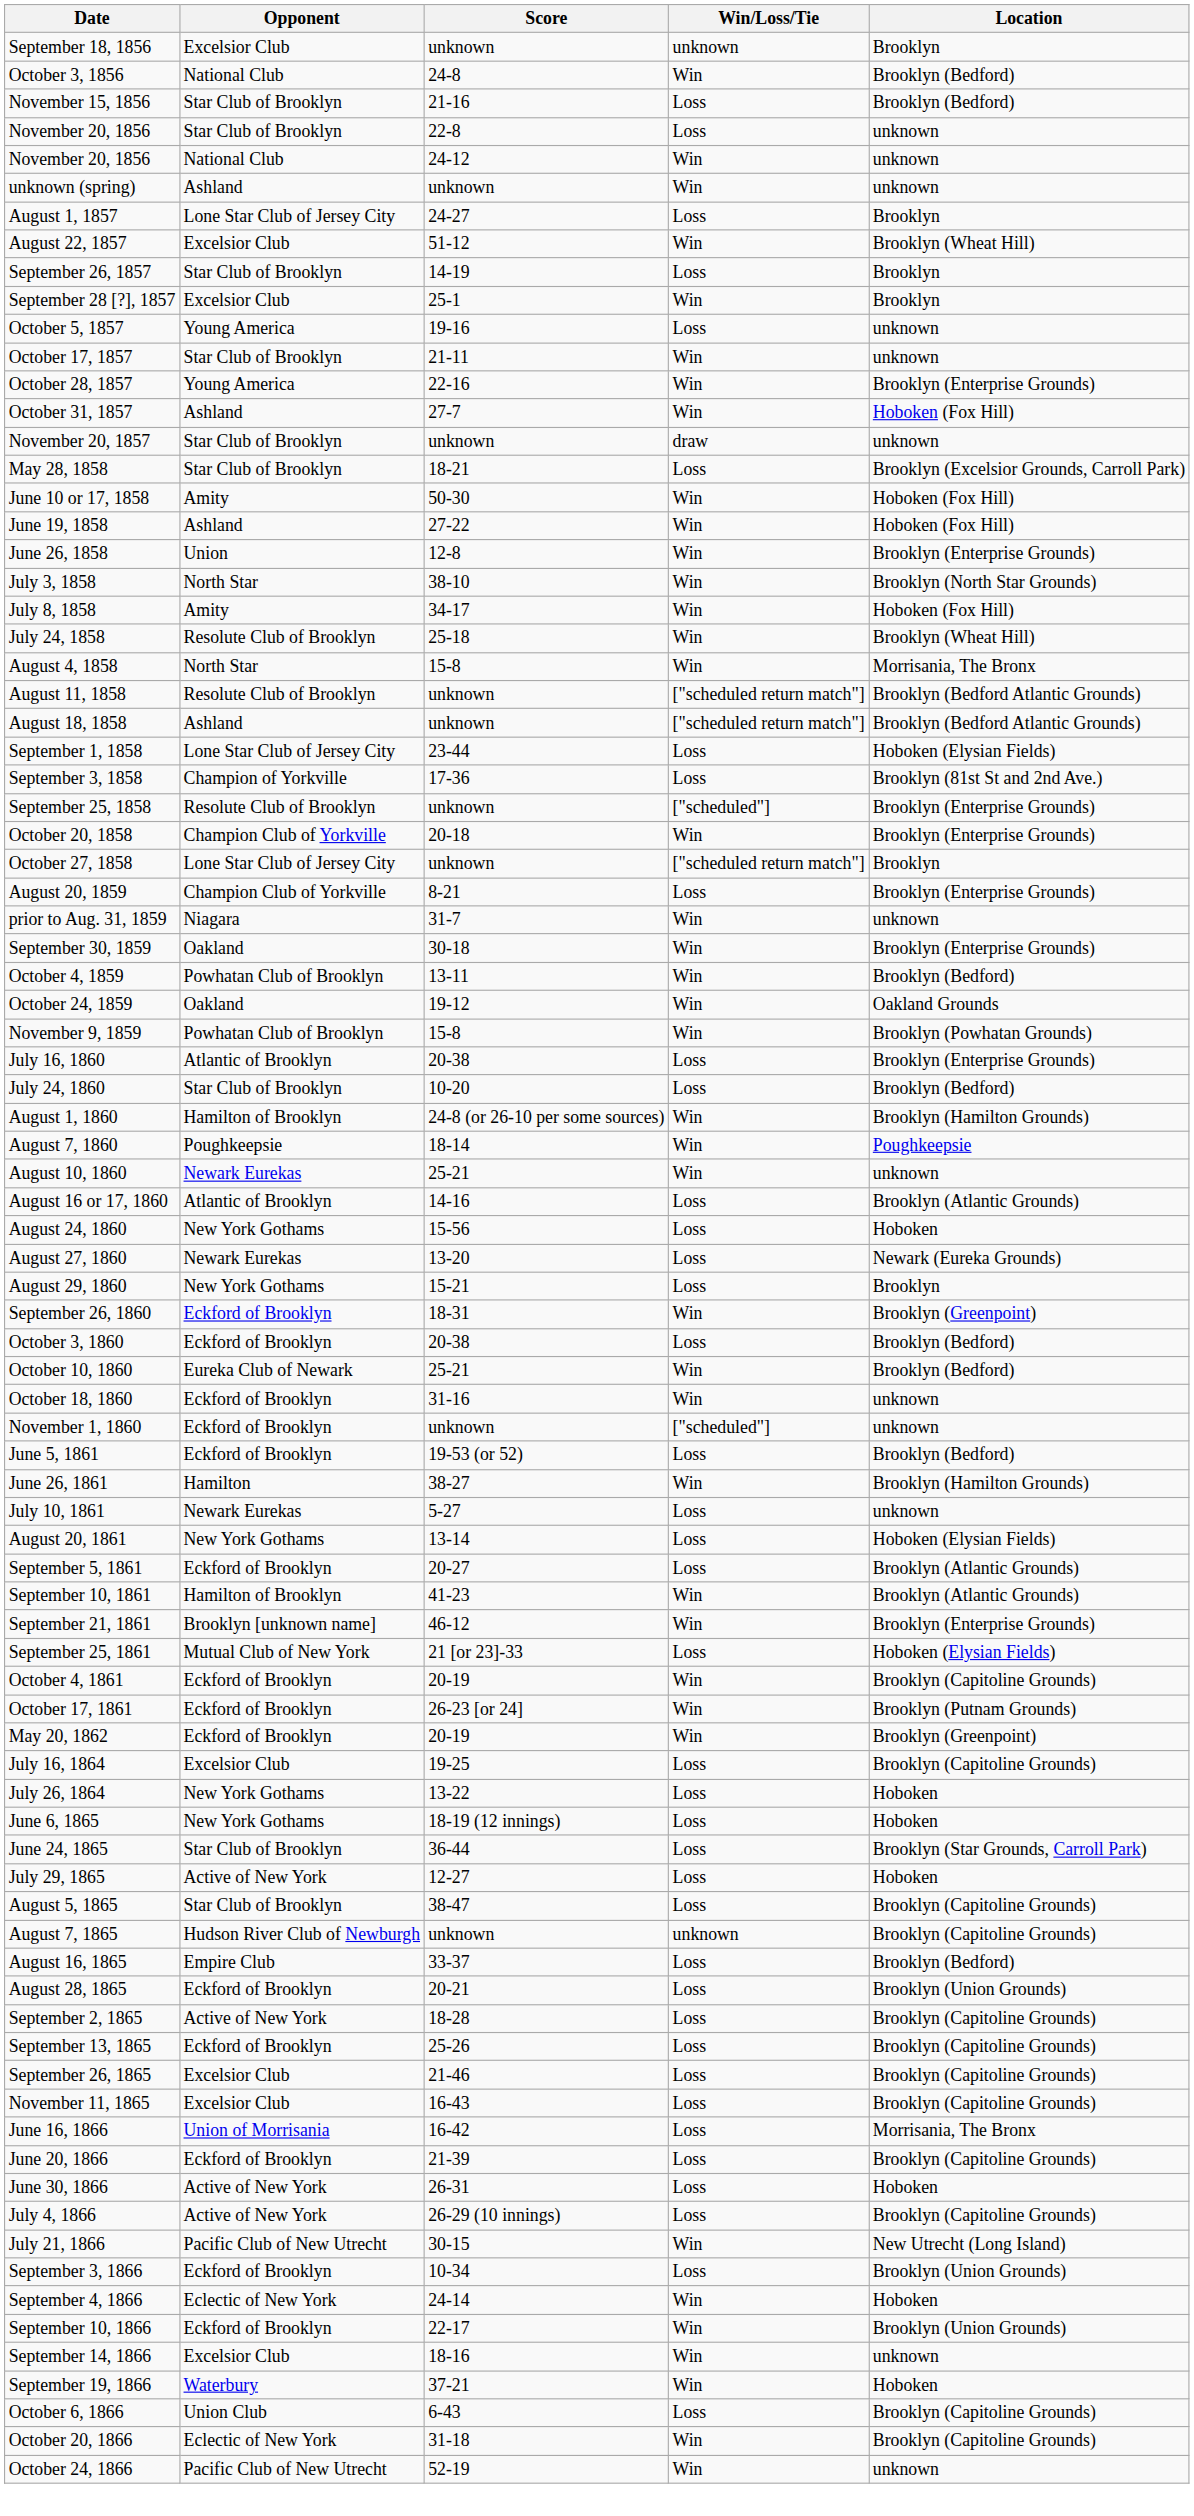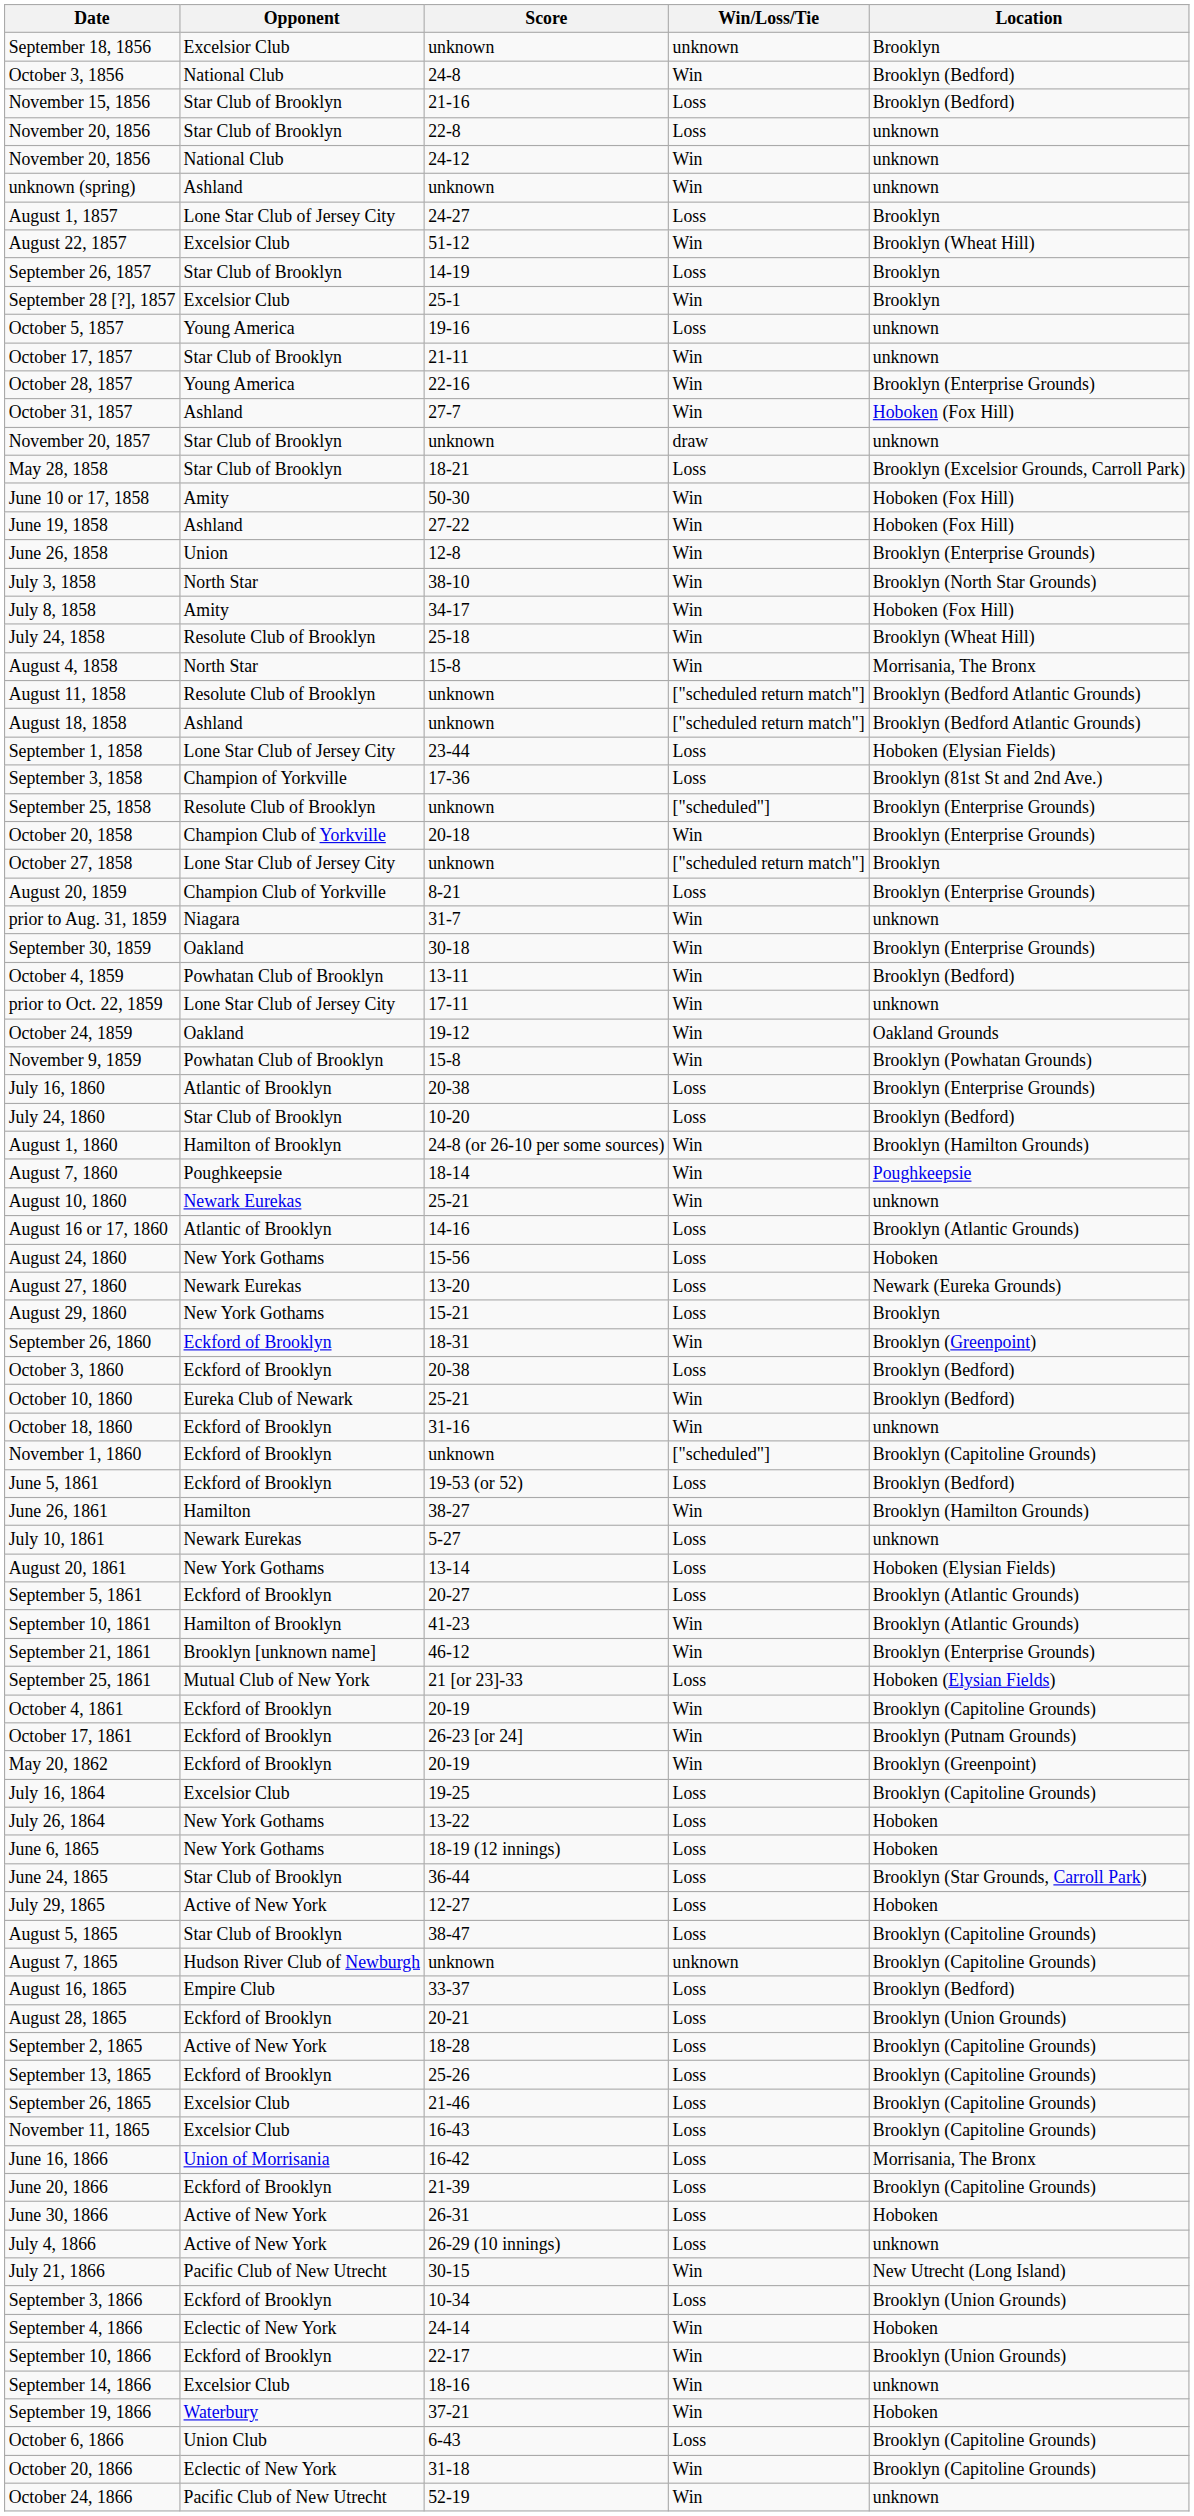+ row: (86, 1004)
(906, 1426) unknown -> (984, 1455) Brooklyn (Capitoline Grounds)
(984, 2215) Brooklyn (Capitoline Grounds) -> (906, 2243) unknown
